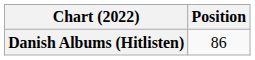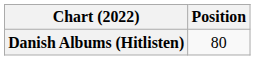(219, 42) 86 -> (219, 42) 80
